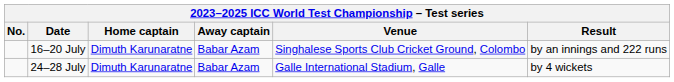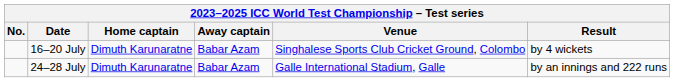(599, 49) by an innings and 222 runs -> (561, 49) by 4 wickets
(561, 67) by 4 wickets -> (599, 67) by an innings and 222 runs
